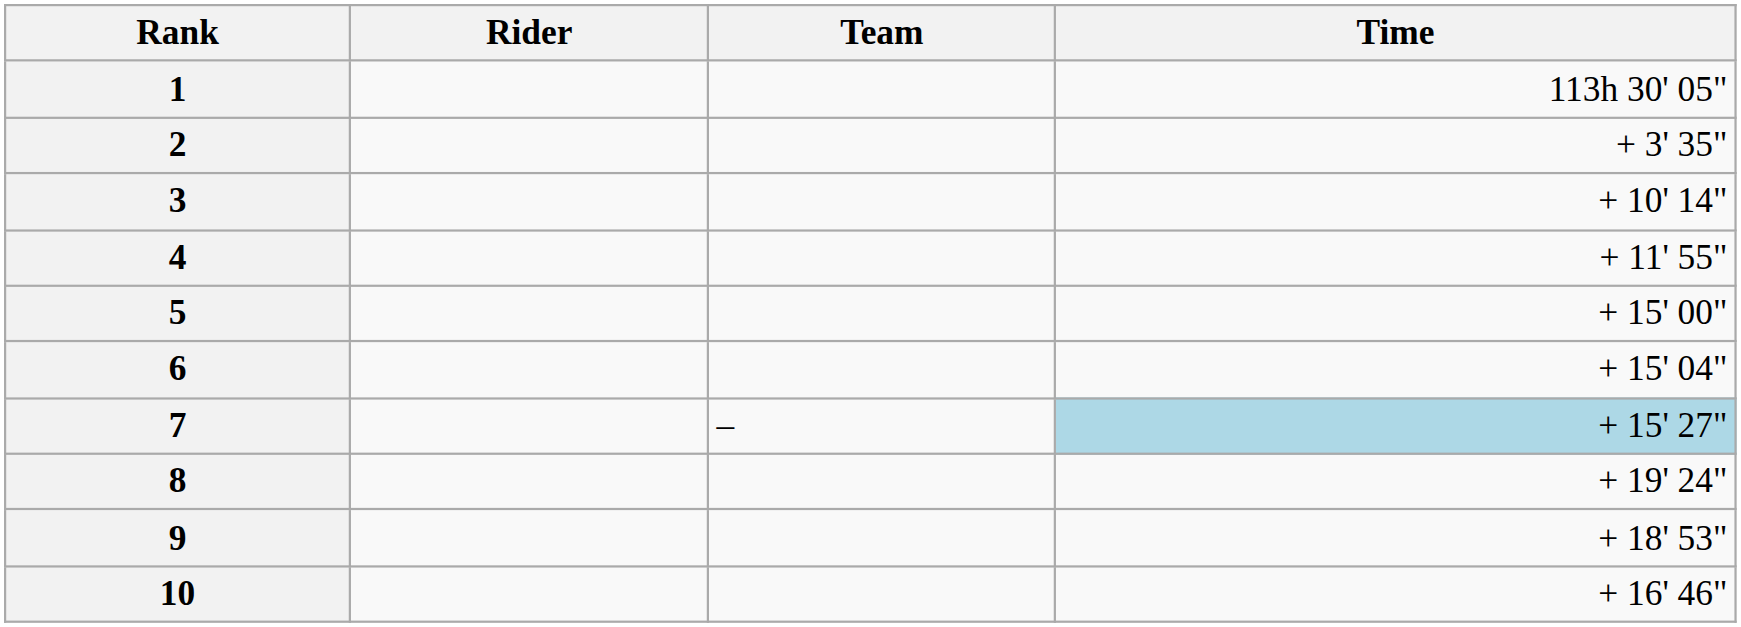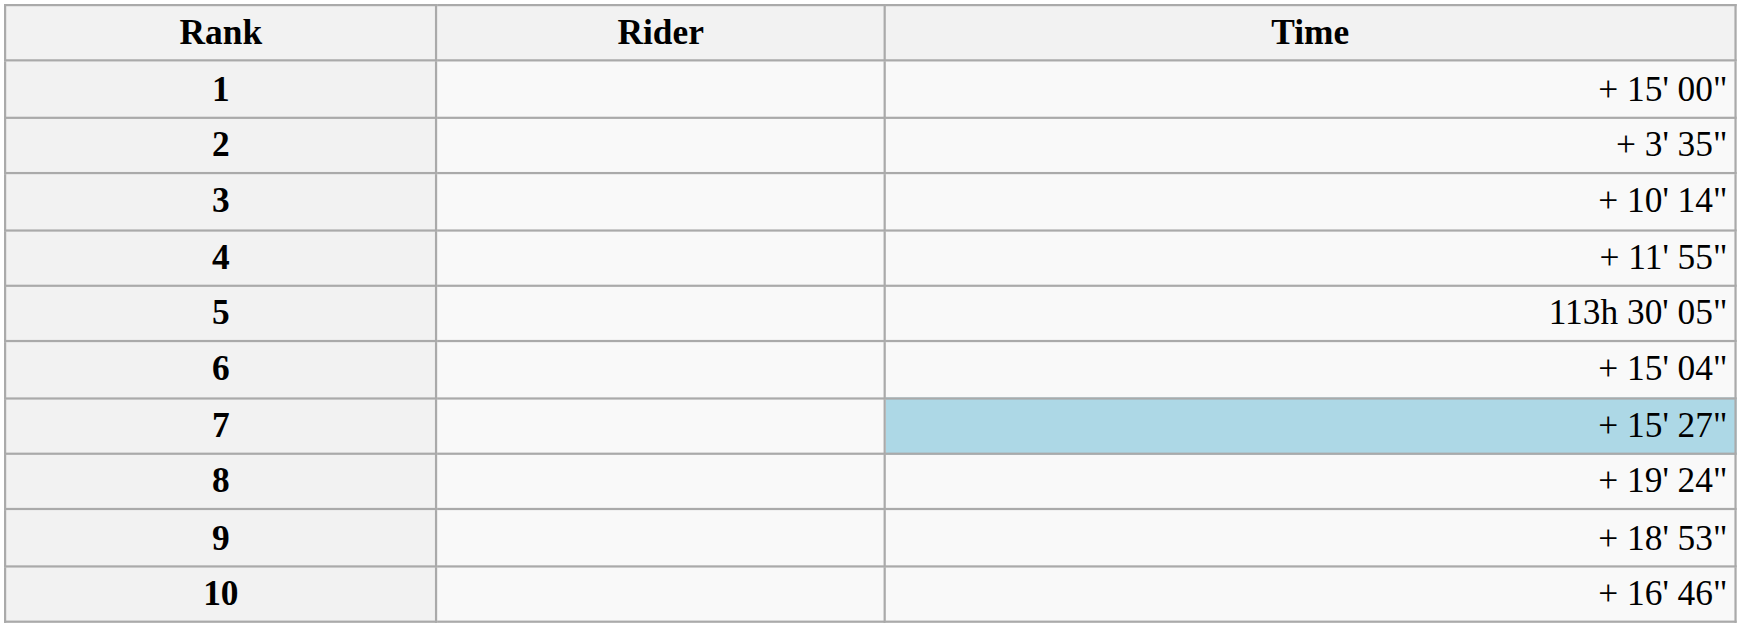- column: (882, 32)
(1638, 88) 113h 30' 05" -> (1663, 88) + 15' 00"
(1663, 312) + 15' 00" -> (1638, 312) 113h 30' 05"
